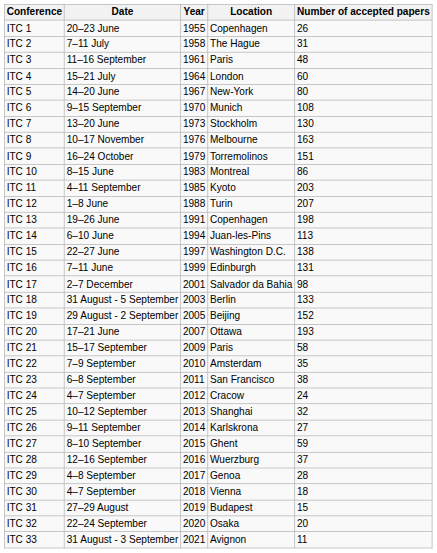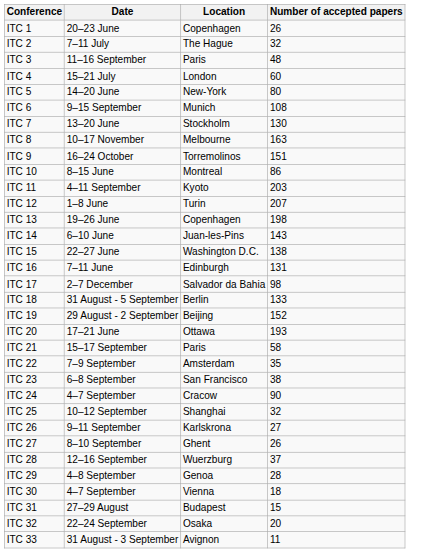- column: (194, 12)
(303, 44) 31 -> (276, 44) 32
(305, 236) 113 -> (278, 236) 143
(303, 396) 24 -> (276, 396) 90
(303, 444) 59 -> (276, 444) 26
